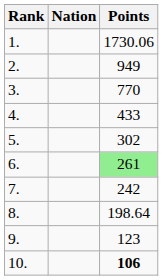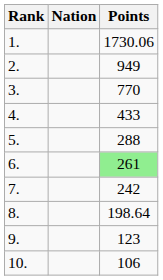(129, 139) 302 -> (129, 139) 288
(129, 262) bold -> (129, 262) normal
